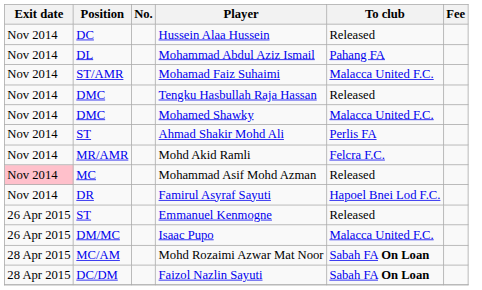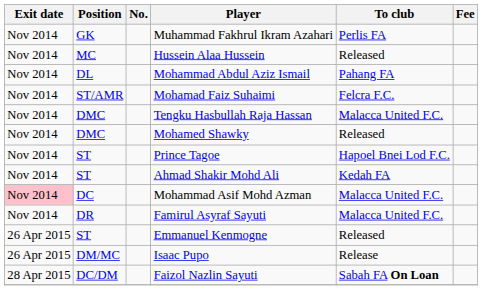+ row: (243, 34)
(85, 34) DC -> (86, 54) MC
(382, 74) Malacca United F.C. -> (367, 94) Felcra F.C.
(352, 94) Released -> (391, 114) Malacca United F.C.
(382, 114) Malacca United F.C. -> (362, 134) Released
+ row: (187, 154)
(353, 134) Perlis FA -> (365, 174) Kedah FA
- row: (205, 154)
(86, 174) MC -> (85, 194) DC
(352, 174) Released -> (391, 194) Malacca United F.C.
(385, 194) Hapoel Bnei Lod F.C. -> (391, 214) Malacca United F.C.
(382, 235) Malacca United F.C. -> (359, 255) Release
- row: (241, 255)
